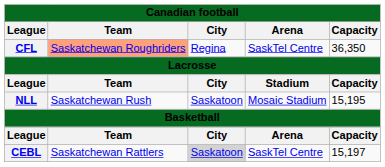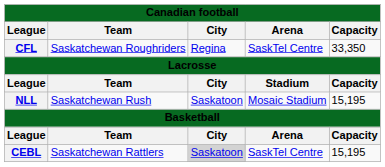(118, 48) lightsalmon background -> (118, 48) no background
(349, 48) 36,350 -> (349, 48) 33,350
(349, 153) 15,197 -> (349, 153) 15,195
